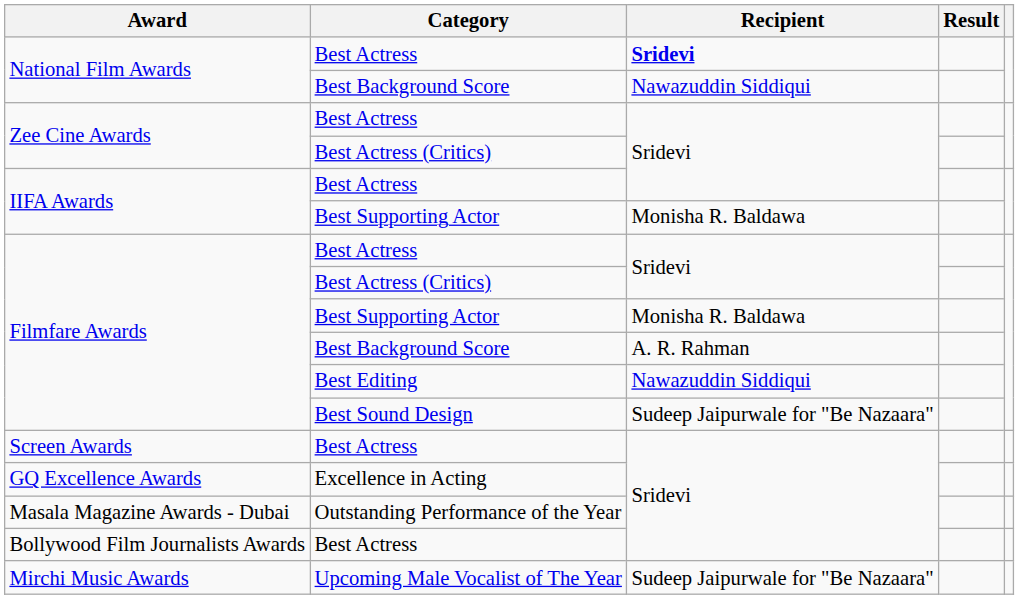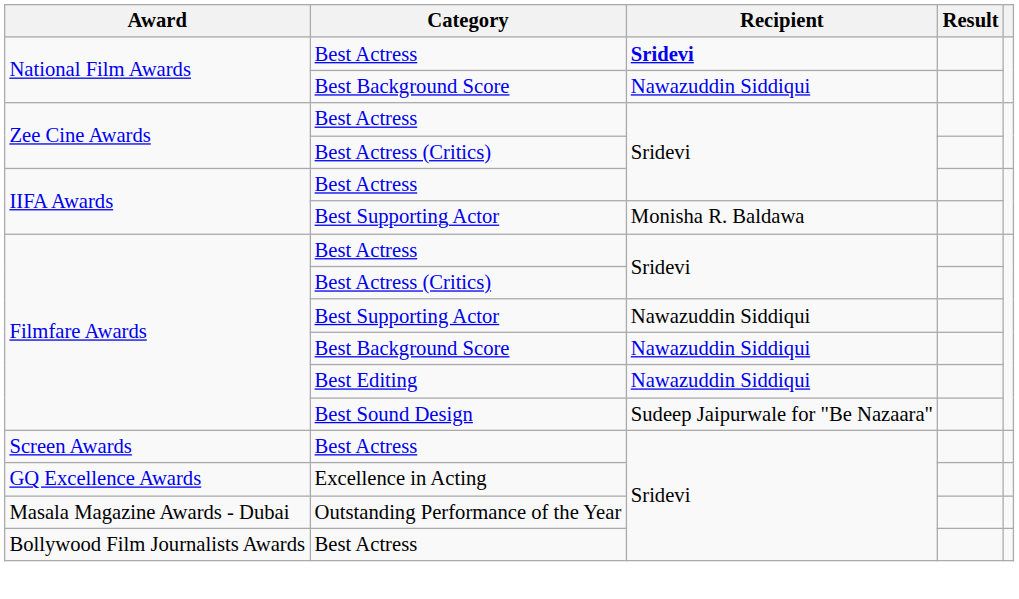(718, 315) Monisha R. Baldawa -> (720, 315) Nawazuddin Siddiqui
(690, 348) A. R. Rahman -> (720, 348) Nawazuddin Siddiqui
- row: (99, 577)
